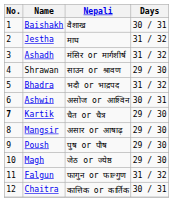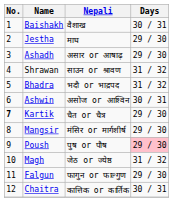(150, 40) 31 / 32 -> (150, 40) 29 / 30
(97, 55) मंसिर or मार्गशीर्ष -> (95, 55) असार or आषाढ़
(150, 55) 31 / 32 -> (150, 55) 29 / 30
(150, 70) 29 / 30 -> (150, 70) 31 / 32
(95, 130) असार or आषाढ़ -> (97, 130) मंसिर or मार्गशीर्ष
(150, 145) no background -> (150, 145) pink background
(150, 160) 29 / 30 -> (150, 160) 31 / 32
(150, 175) 31 / 32 -> (150, 175) 29 / 30
